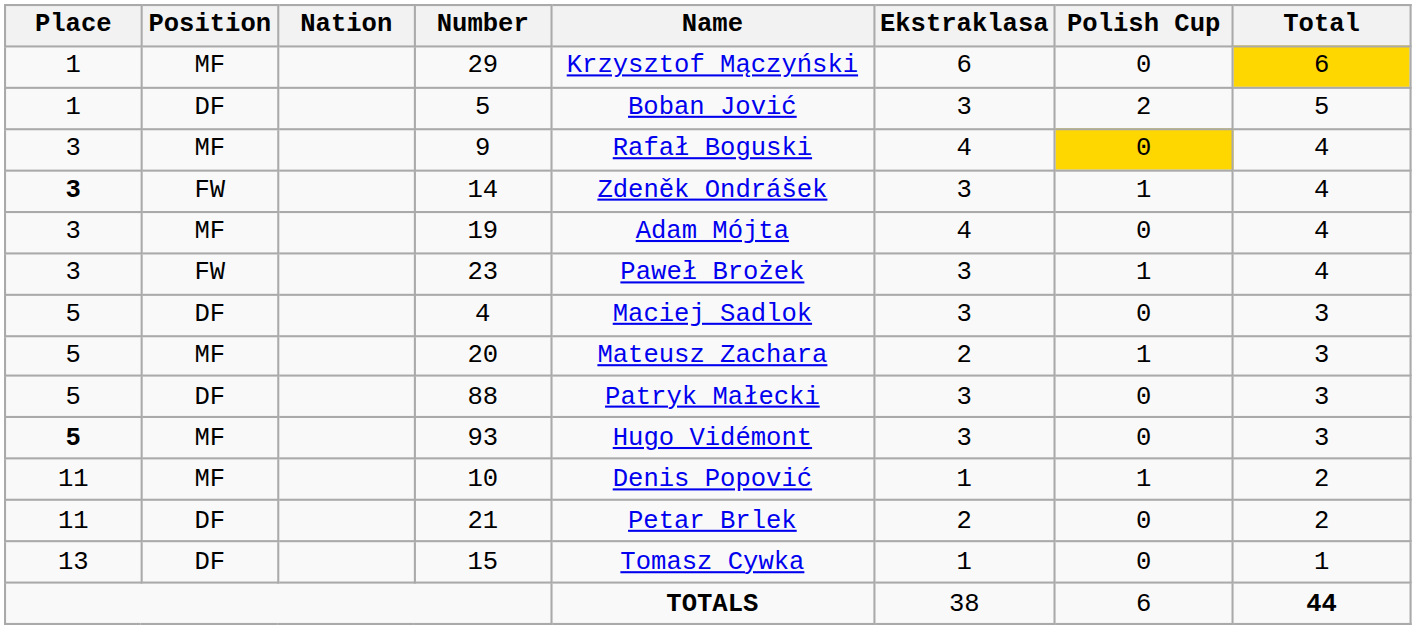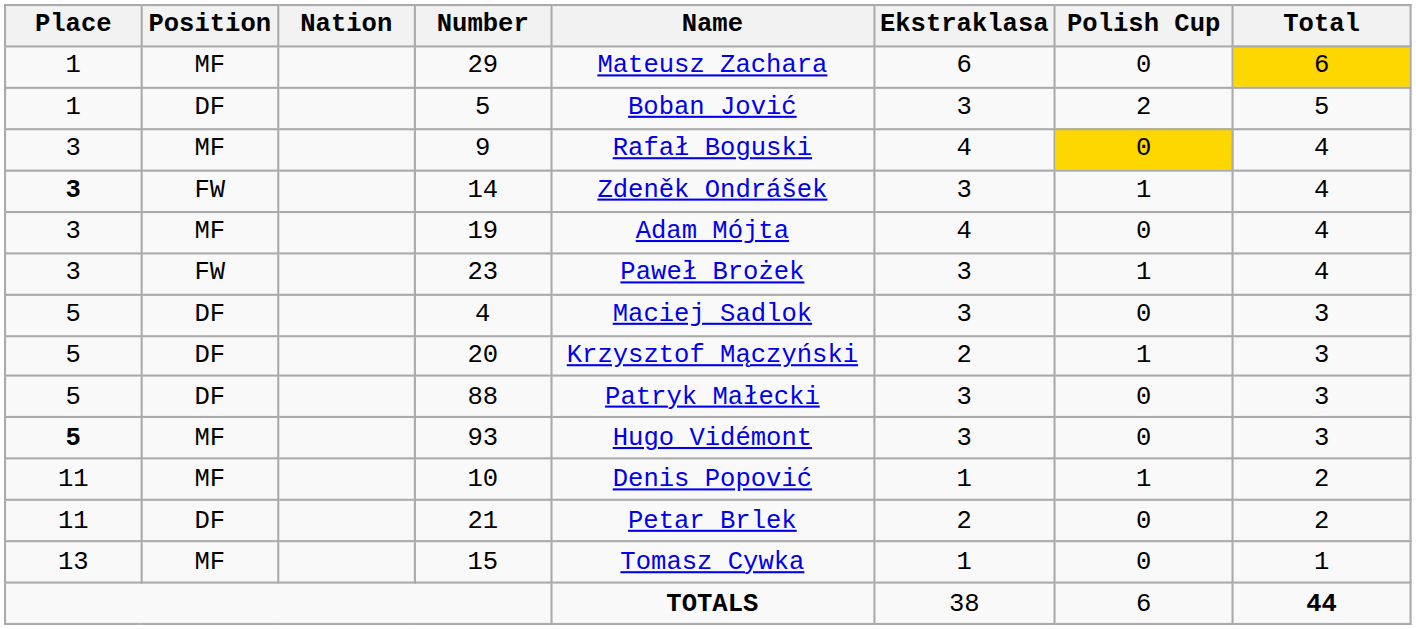(712, 67) Krzysztof Mączyński -> (712, 67) Mateusz Zachara
(210, 356) MF -> (210, 356) DF
(712, 356) Mateusz Zachara -> (712, 356) Krzysztof Mączyński
(210, 563) DF -> (210, 563) MF
